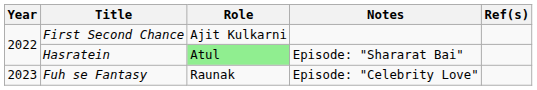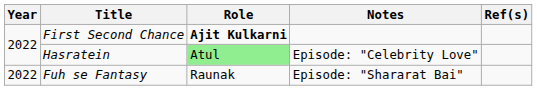(239, 35) normal -> (239, 35) bold
(378, 55) Episode: "Shararat Bai" -> (386, 55) Episode: "Celebrity Love"
(22, 75) 2023 -> (22, 75) 2022
(386, 75) Episode: "Celebrity Love" -> (378, 75) Episode: "Shararat Bai"
